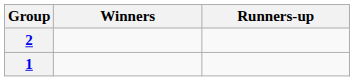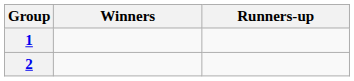rows swapped: (29, 64) <-> (29, 40)
